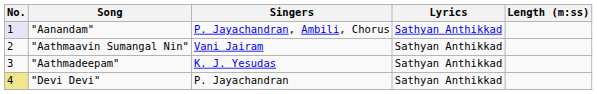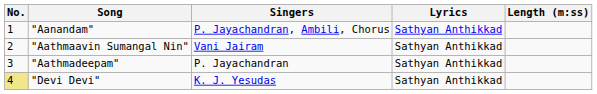(10, 30) lavender background -> (10, 30) no background
(235, 64) K. J. Yesudas -> (241, 64) P. Jayachandran
(241, 81) P. Jayachandran -> (235, 81) K. J. Yesudas
